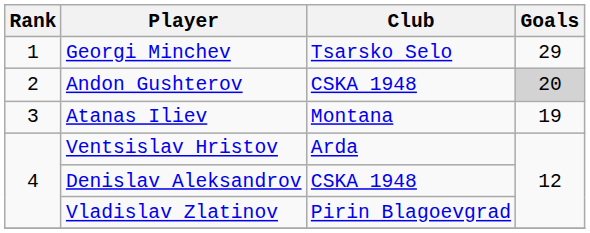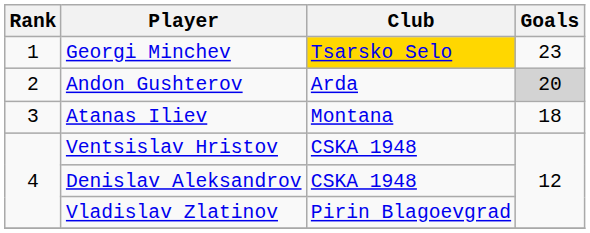(382, 53) no background -> (382, 53) gold background
(550, 53) 29 -> (550, 53) 23
(364, 85) CSKA 1948 -> (334, 85) Arda
(550, 117) 19 -> (550, 117) 18
(334, 149) Arda -> (364, 149) CSKA 1948
